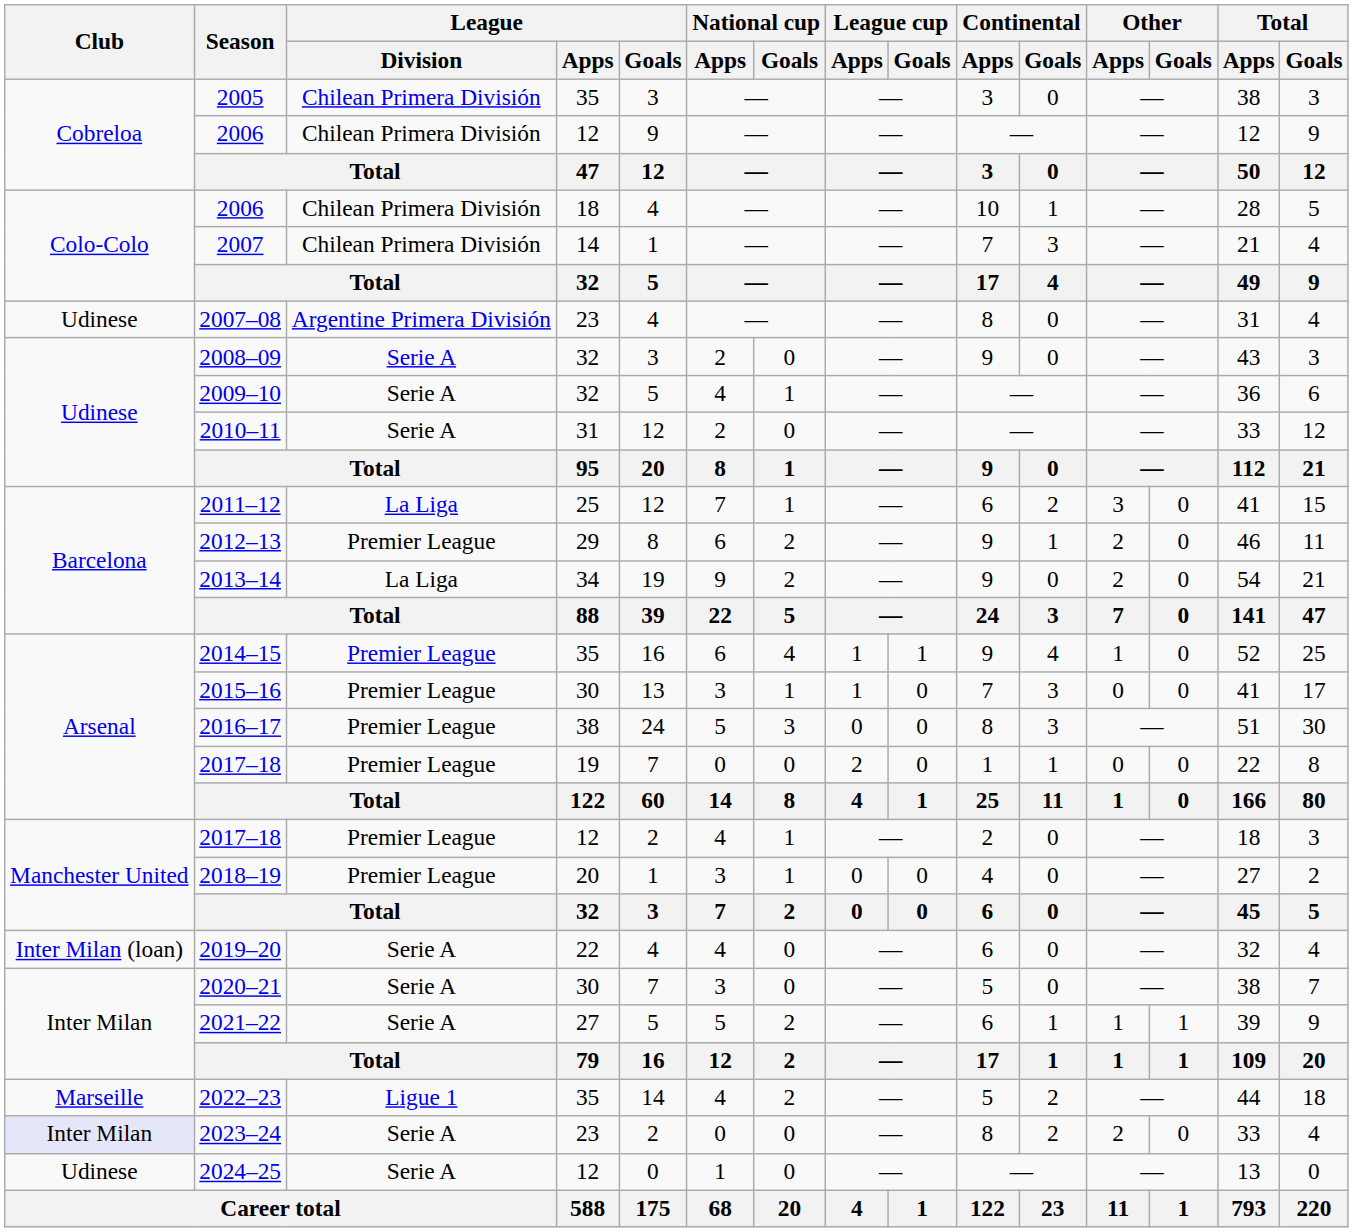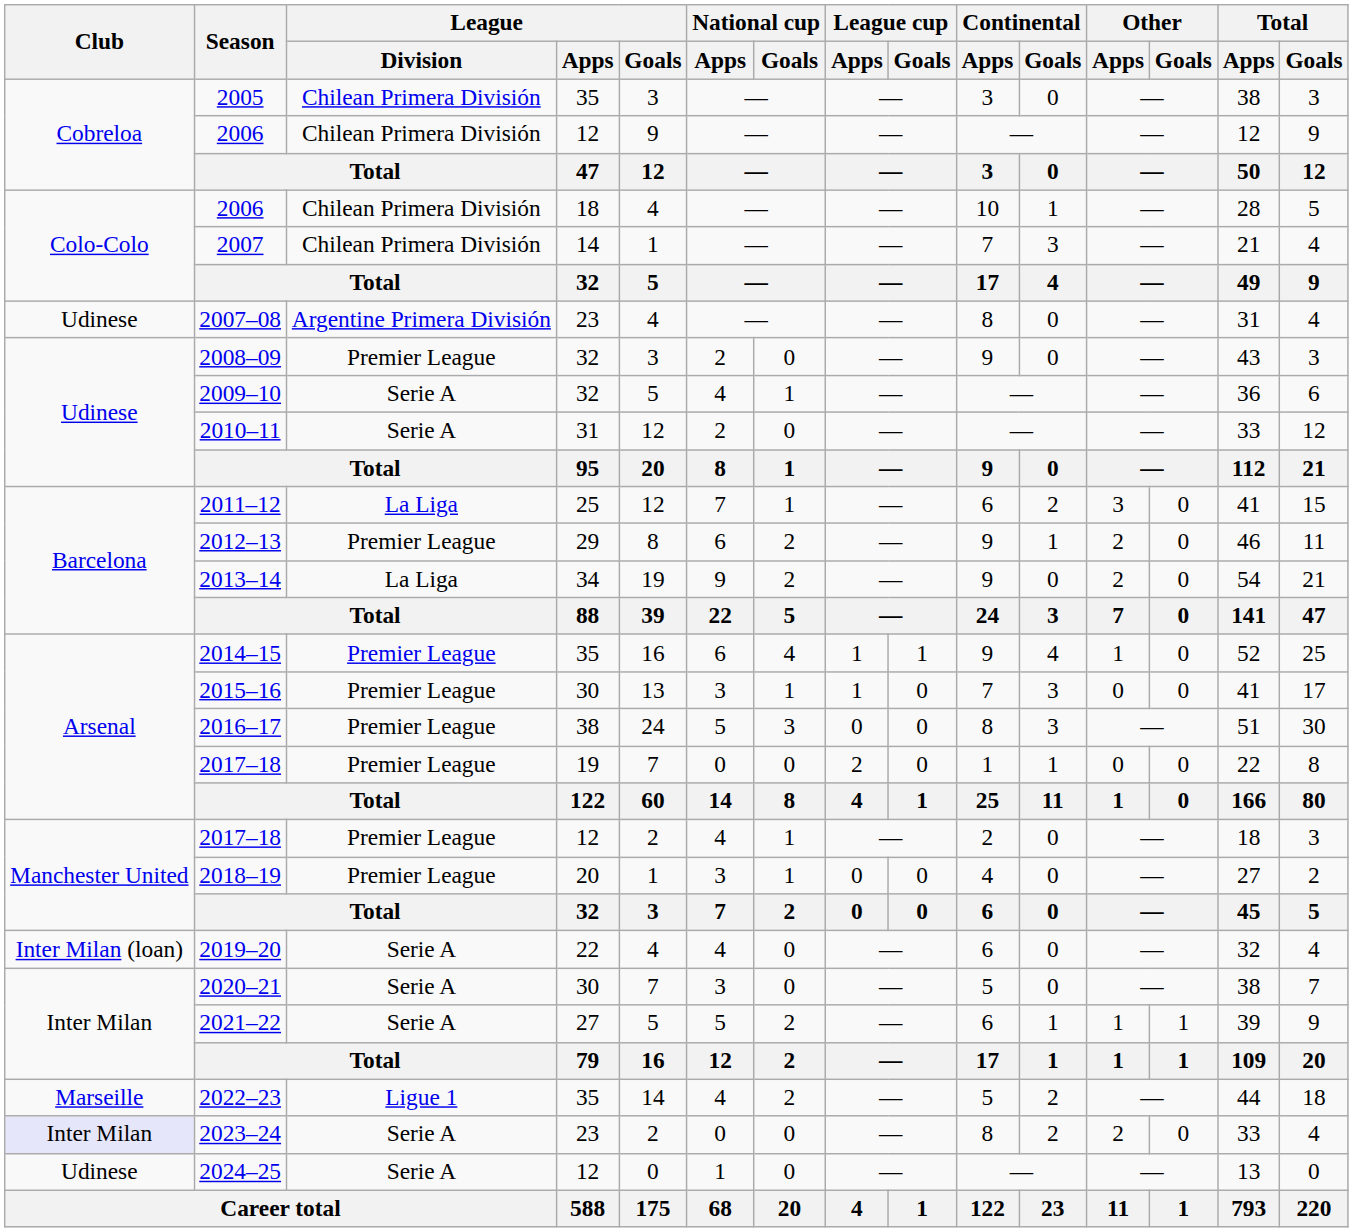(421, 356) Serie A -> (421, 356) Premier League
